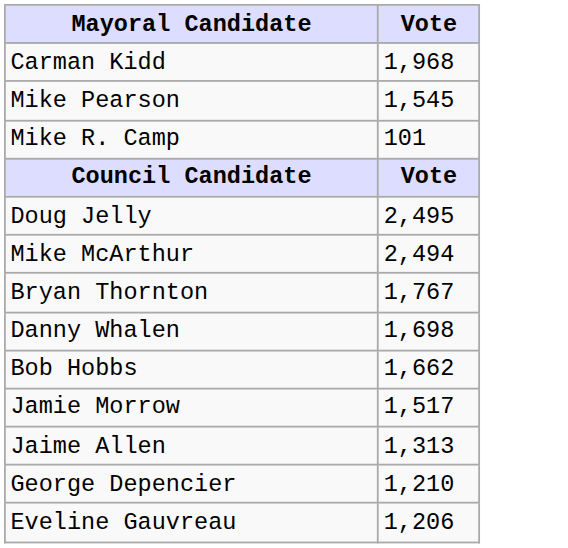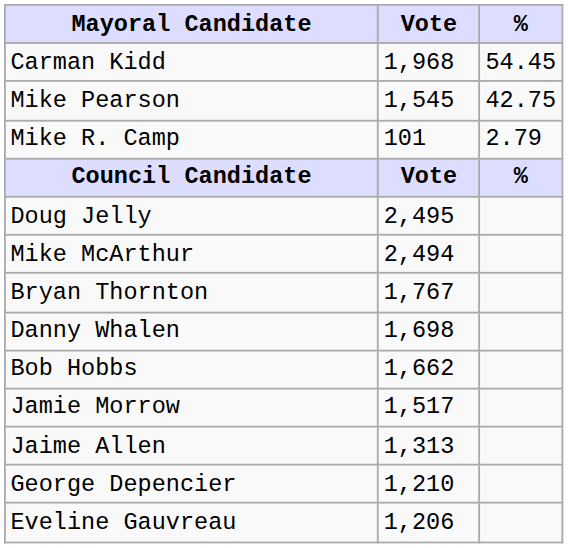+ column: (521, 24)
